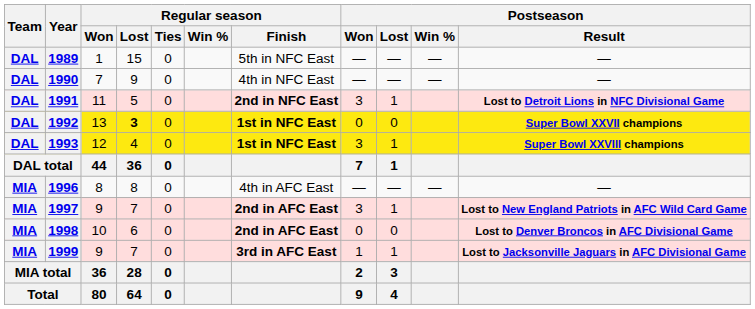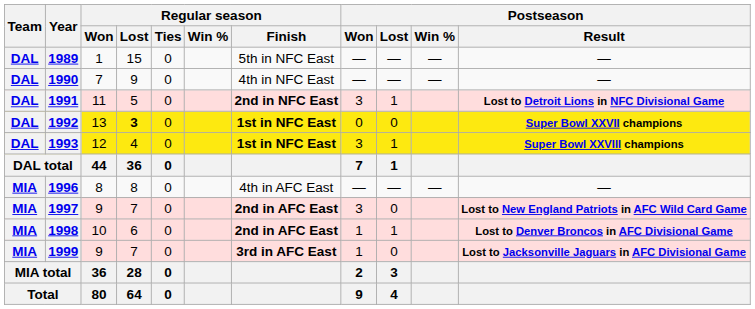(394, 208) 1 -> (394, 208) 0
(359, 229) 0 -> (359, 229) 1
(394, 229) 0 -> (394, 229) 1
(394, 251) 1 -> (394, 251) 0
